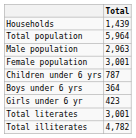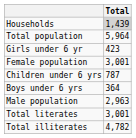(117, 24) no background -> (117, 24) lightgrey background
rows swapped: (42, 50) <-> (44, 101)
